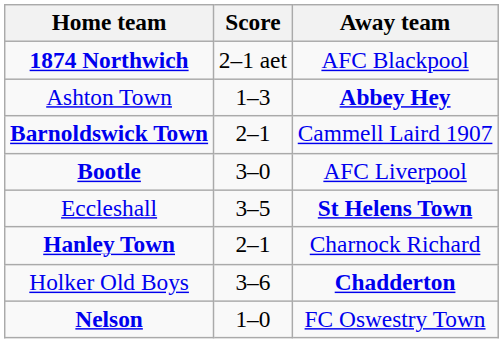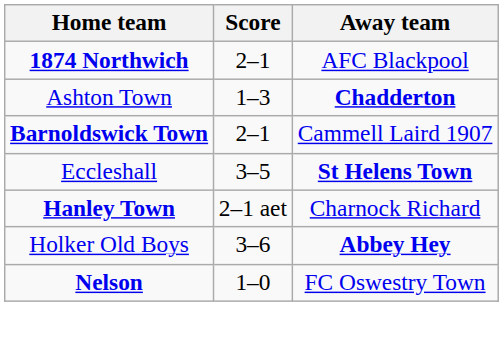(253, 60) 2–1 aet -> (253, 60) 2–1
(395, 97) Abbey Hey -> (395, 97) Chadderton
- row: (109, 171)
(253, 245) 2–1 -> (253, 208) 2–1 aet
(395, 282) Chadderton -> (395, 245) Abbey Hey
